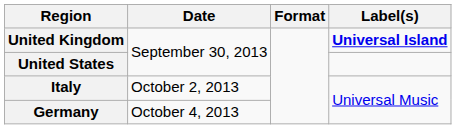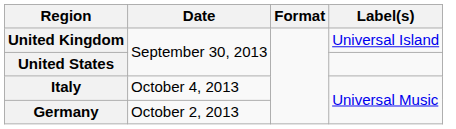(390, 40) bold -> (386, 40) normal
(185, 87) October 2, 2013 -> (185, 87) October 4, 2013
(185, 111) October 4, 2013 -> (185, 111) October 2, 2013
